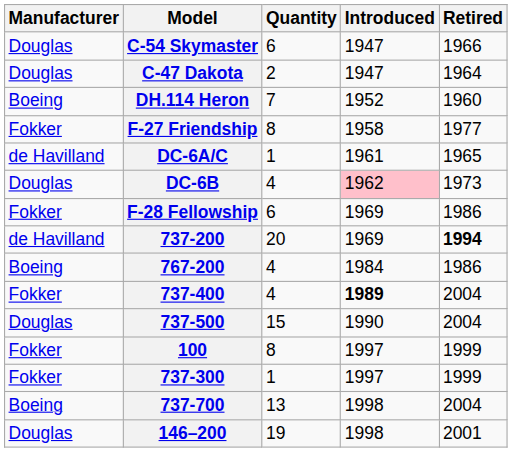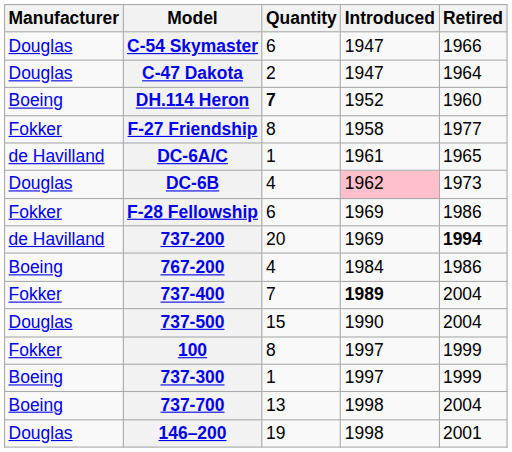(271, 101) normal -> (271, 101) bold
(271, 294) 4 -> (271, 294) 7
(35, 377) Fokker -> (36, 377) Boeing
